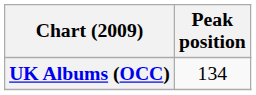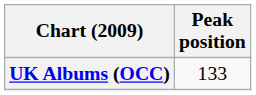(212, 73) 134 -> (212, 73) 133
